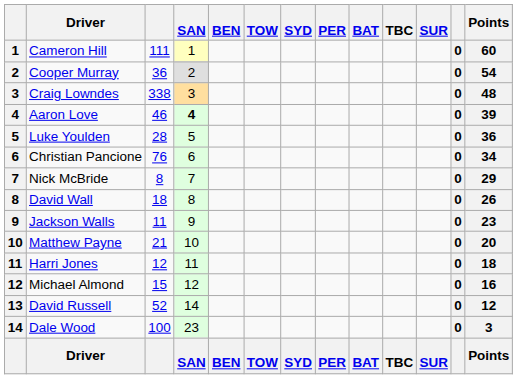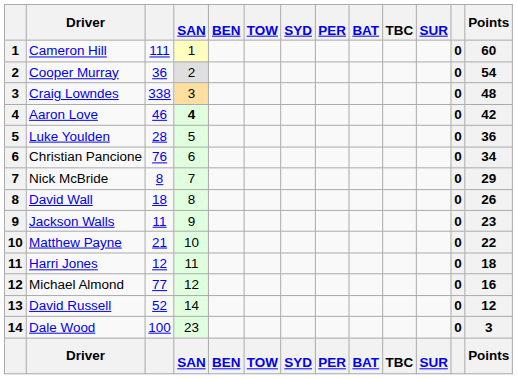(489, 114) 39 -> (489, 114) 42
(489, 242) 20 -> (489, 242) 22
(160, 284) 15 -> (160, 284) 77
